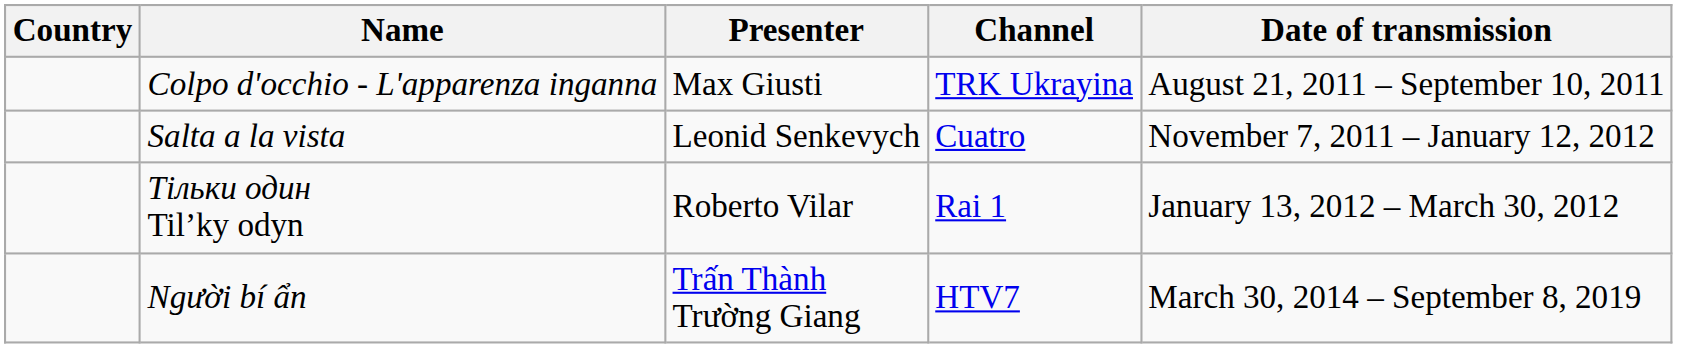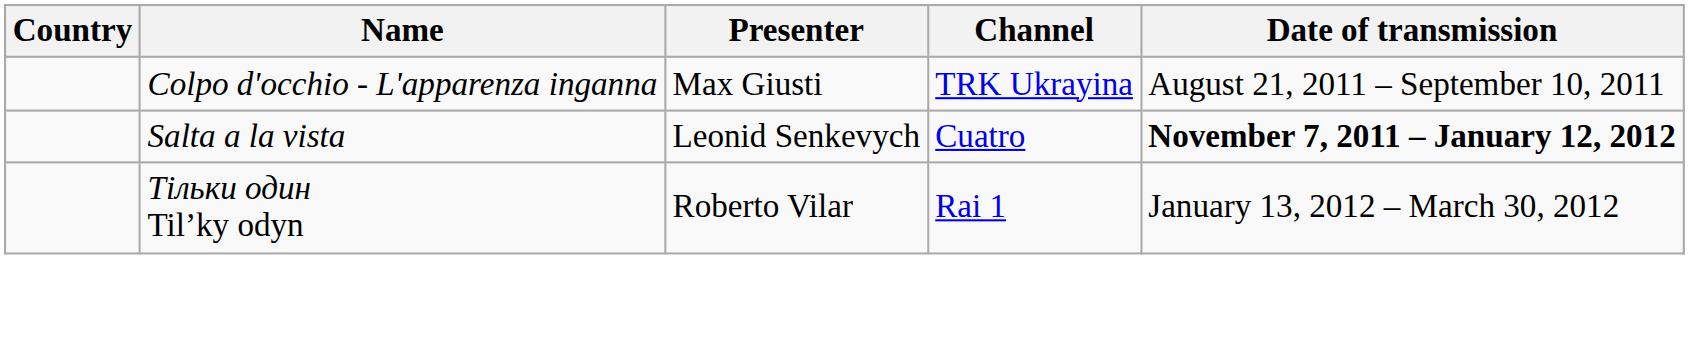(1402, 135) normal -> (1412, 135) bold
- row: (227, 296)
